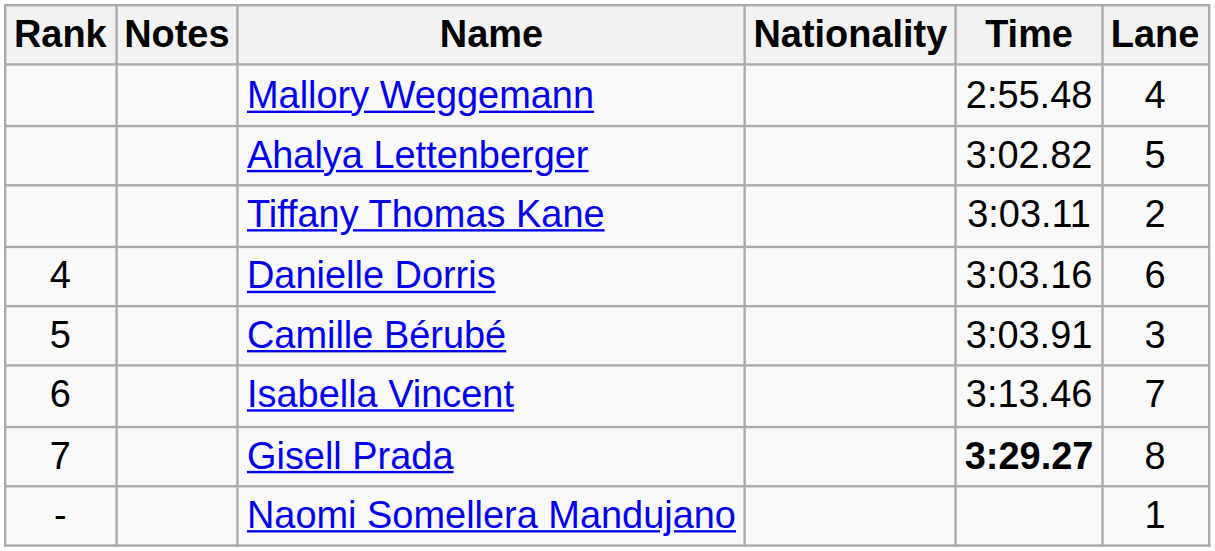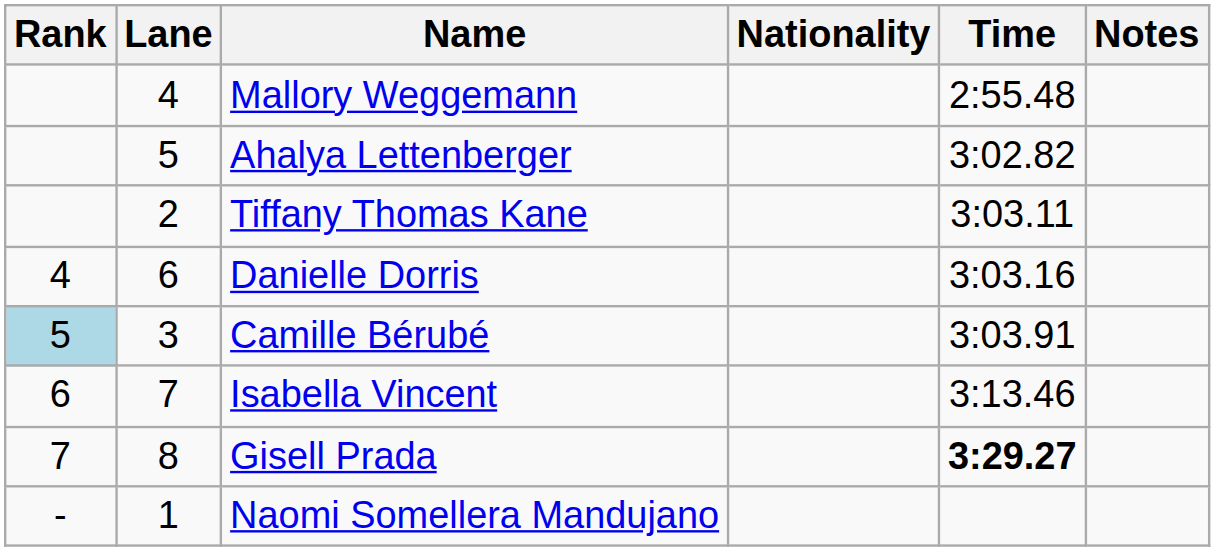columns swapped: (1155, 34) <-> (177, 34)
(60, 335) no background -> (60, 335) lightblue background
